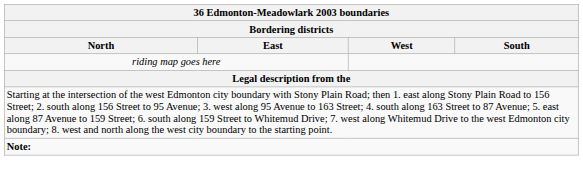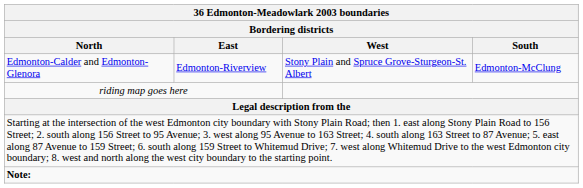+ row: (77, 68)
